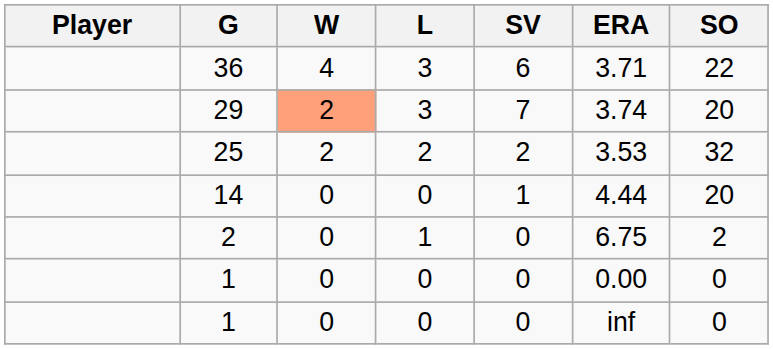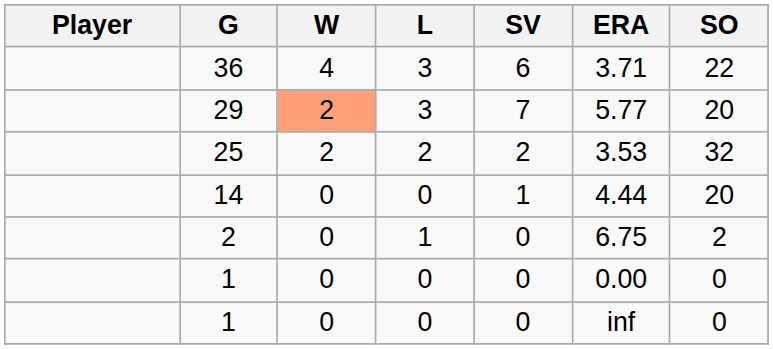(621, 110) 3.74 -> (621, 110) 5.77
